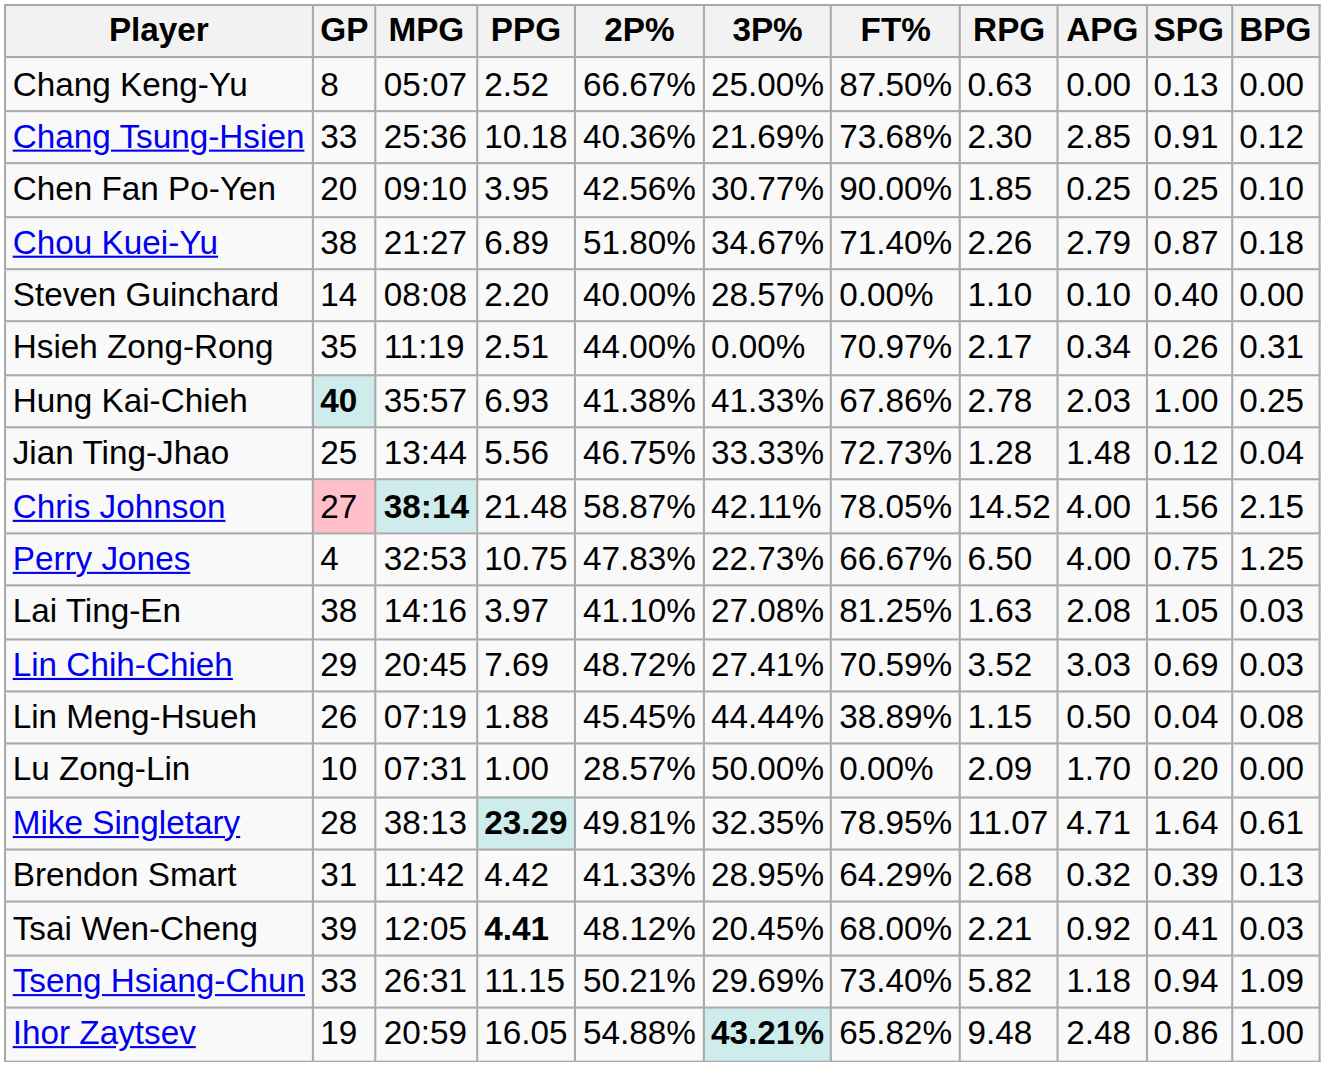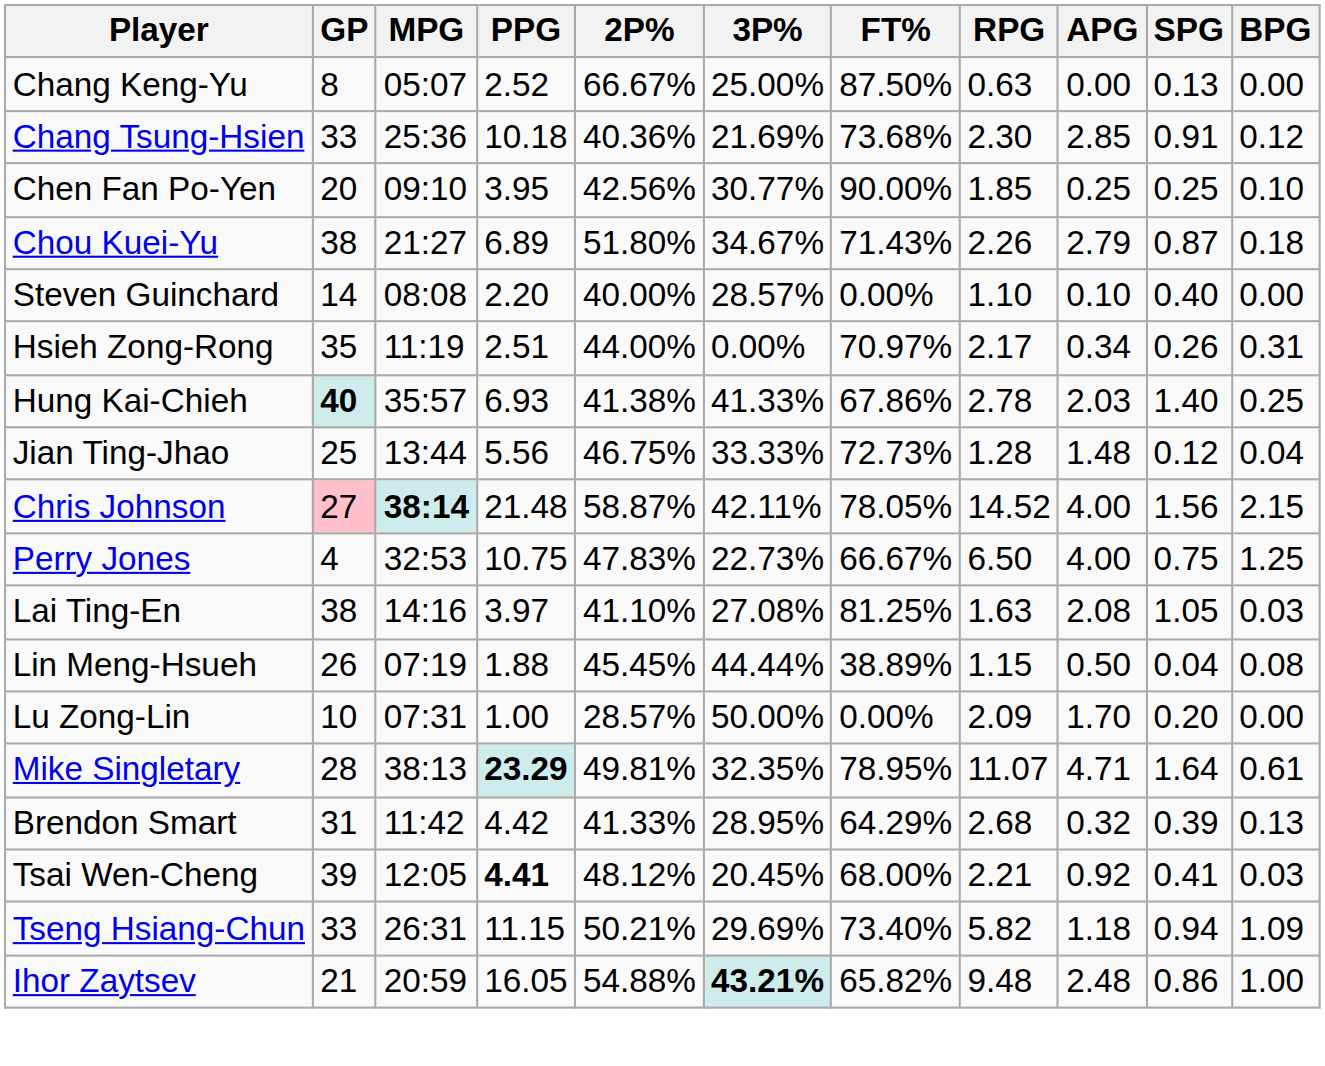(896, 242) 71.40% -> (896, 242) 71.43%
(1186, 400) 1.00 -> (1186, 400) 1.40
- row: (123, 664)
(339, 1033) 19 -> (339, 980) 21
